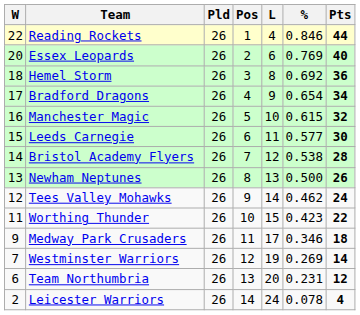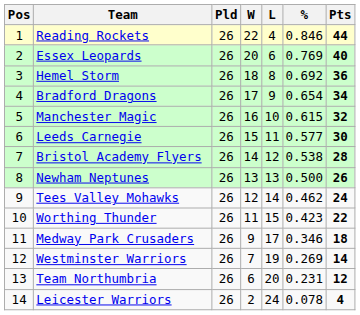columns swapped: (247, 15) <-> (15, 15)
